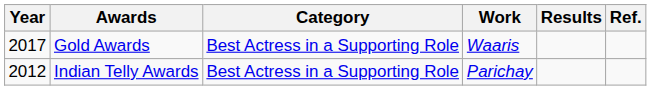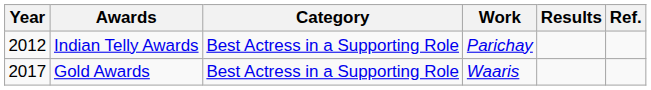rows swapped: (126, 71) <-> (102, 44)
